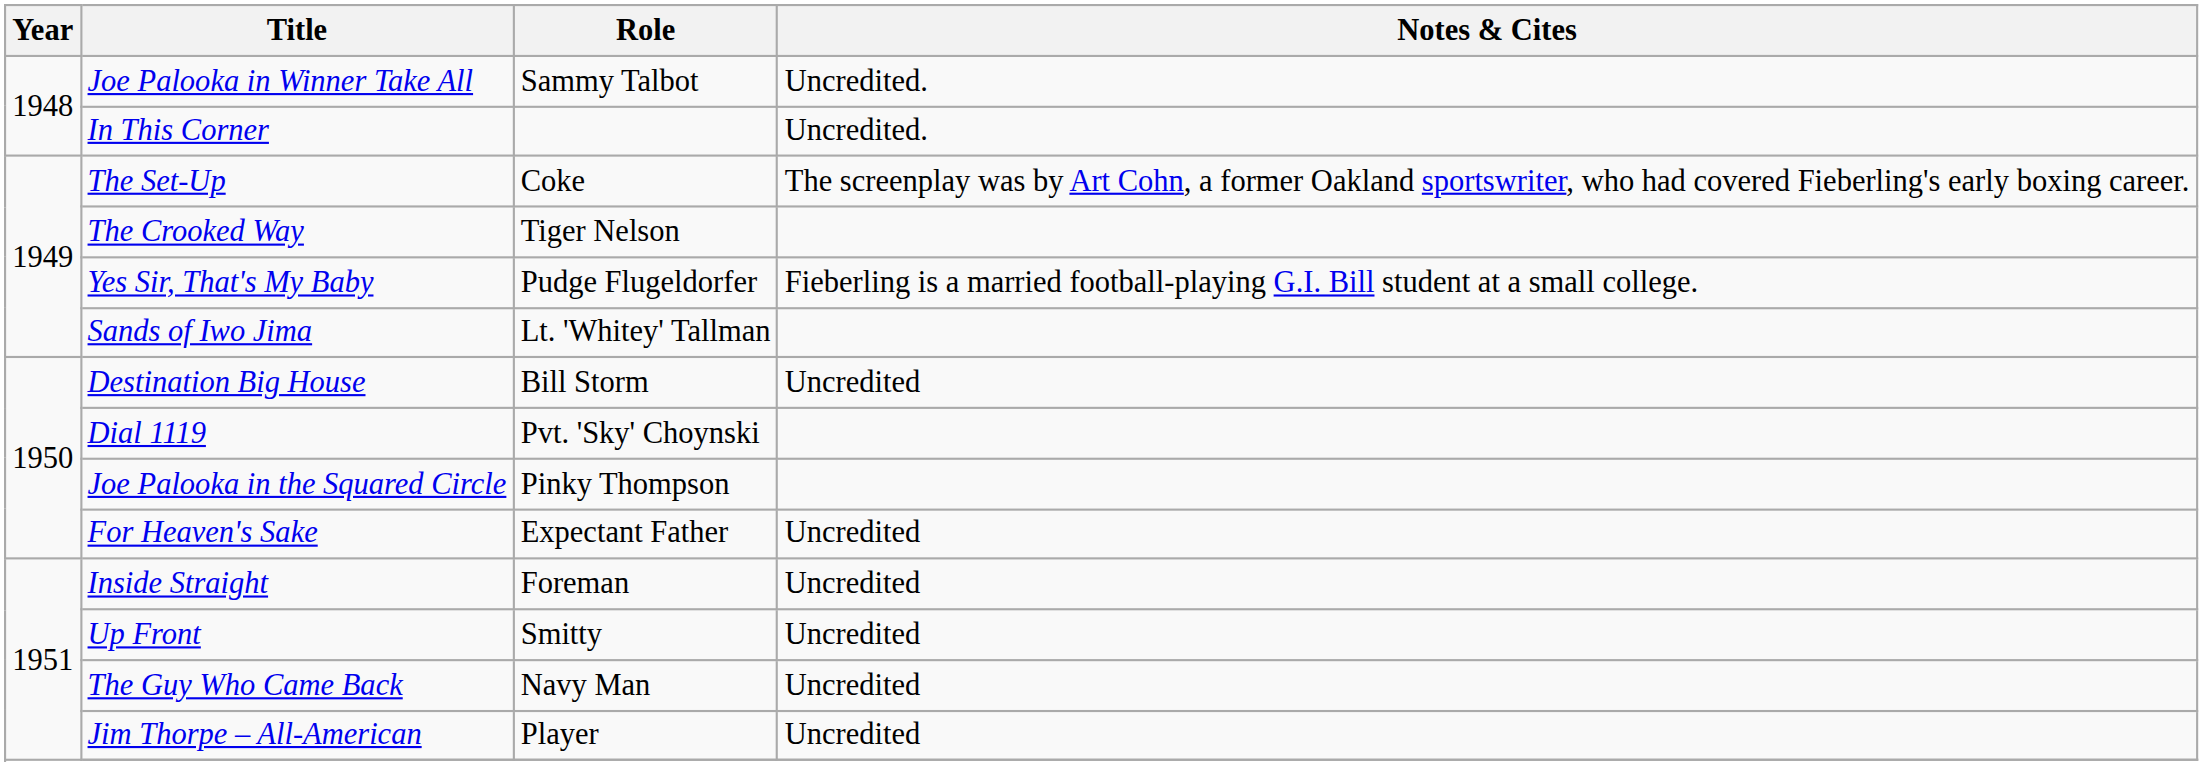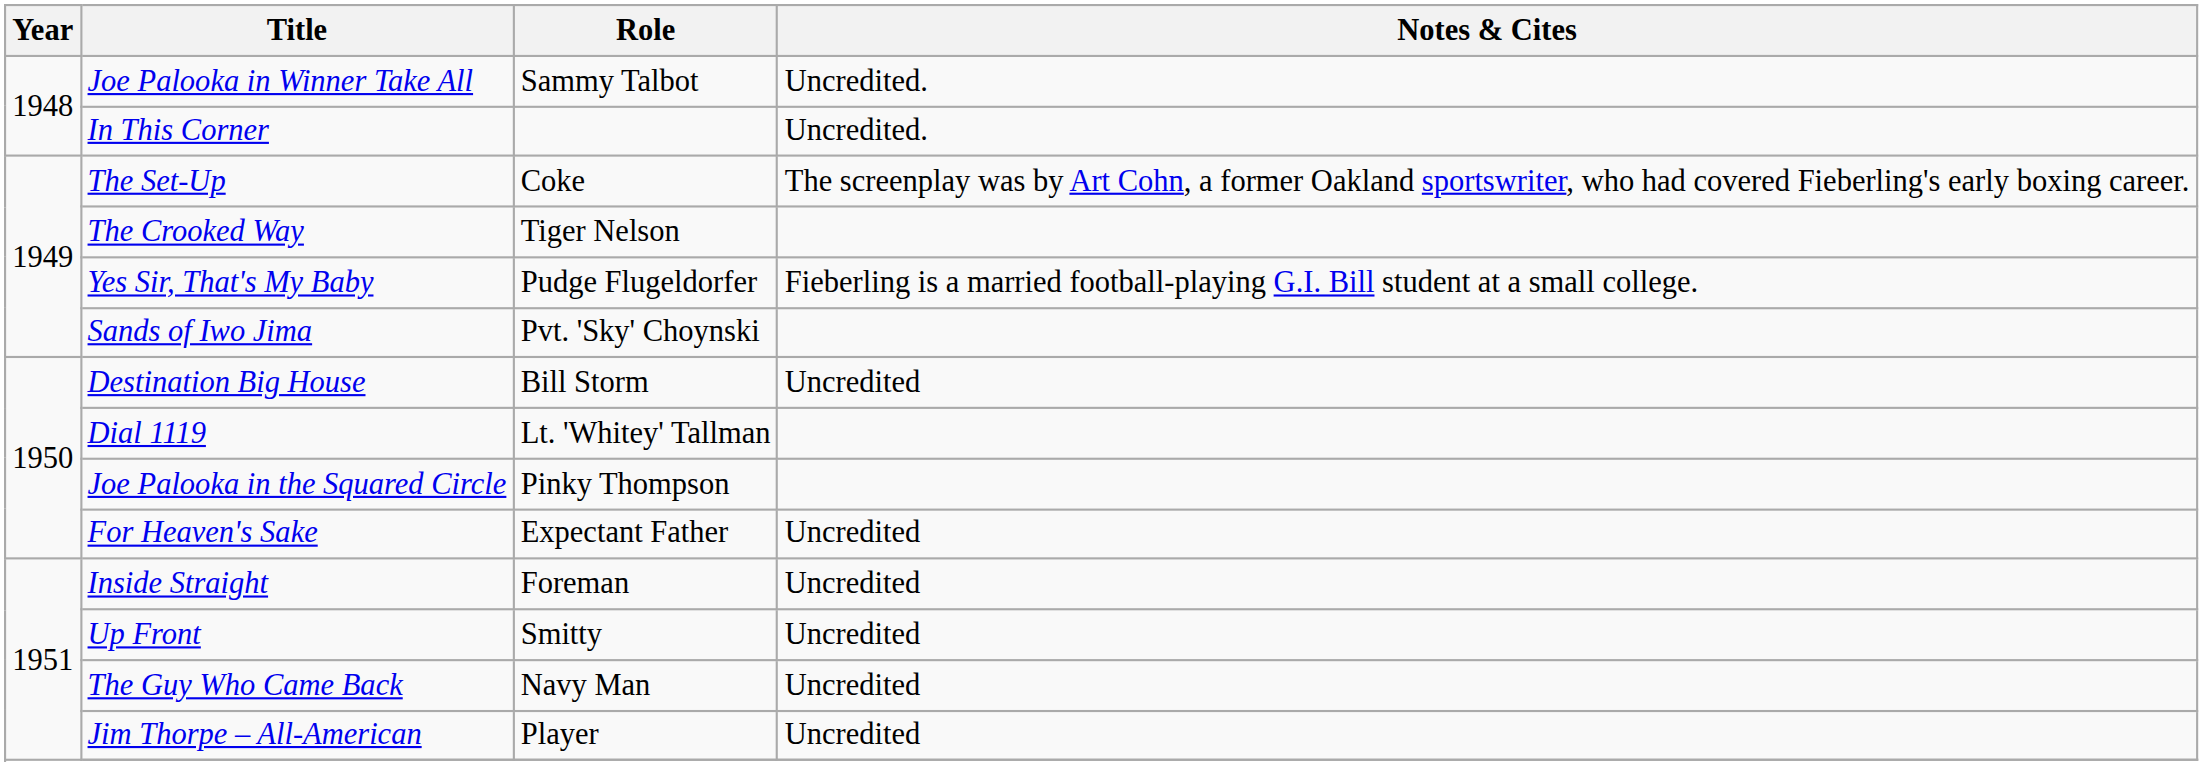(646, 332) Lt. 'Whitey' Tallman -> (640, 332) Pvt. 'Sky' Choynski
(640, 432) Pvt. 'Sky' Choynski -> (646, 432) Lt. 'Whitey' Tallman
